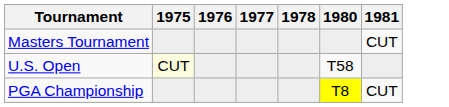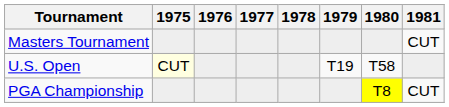+ column: (340, 17)
